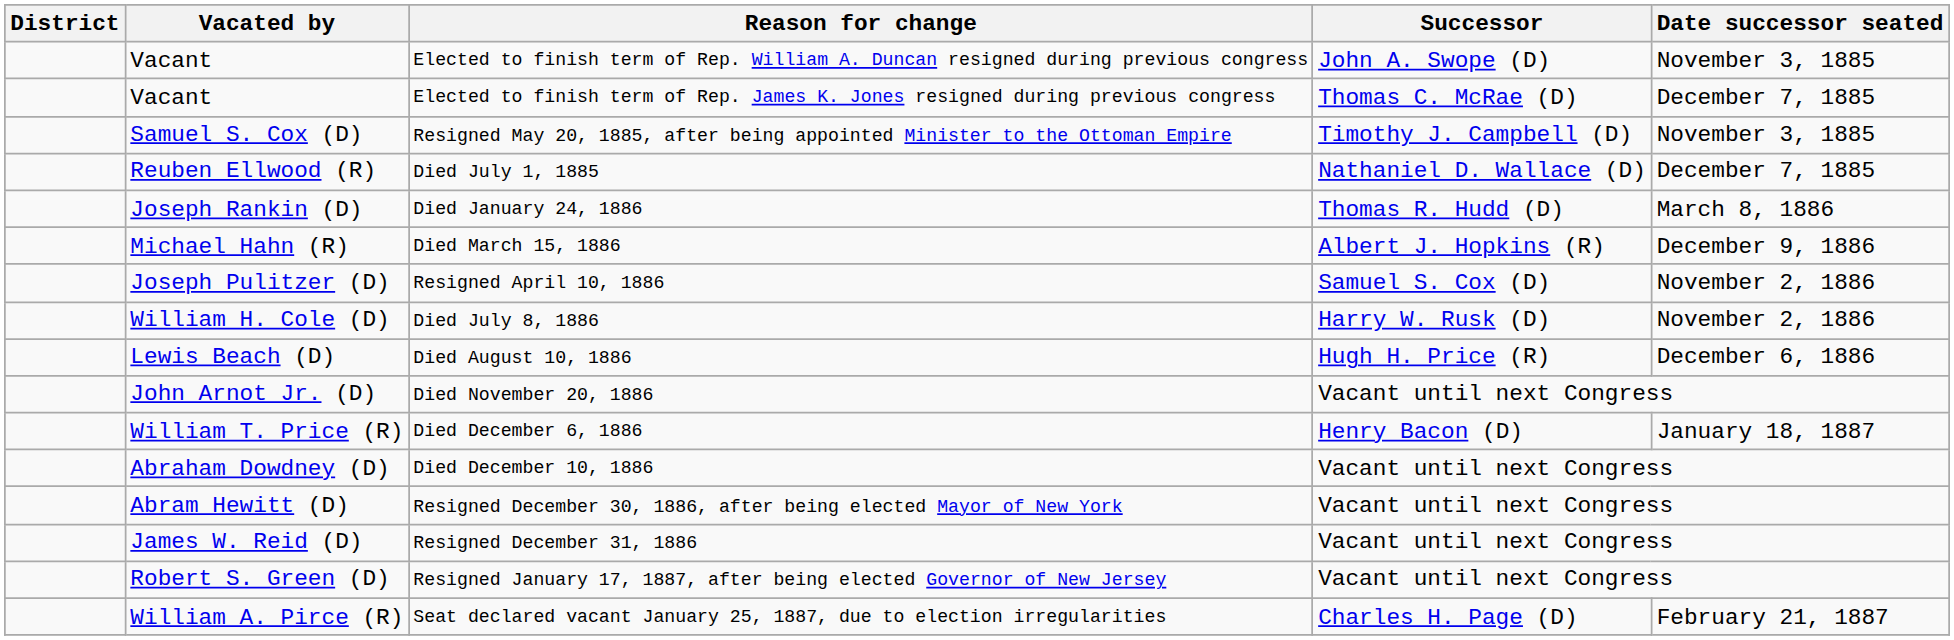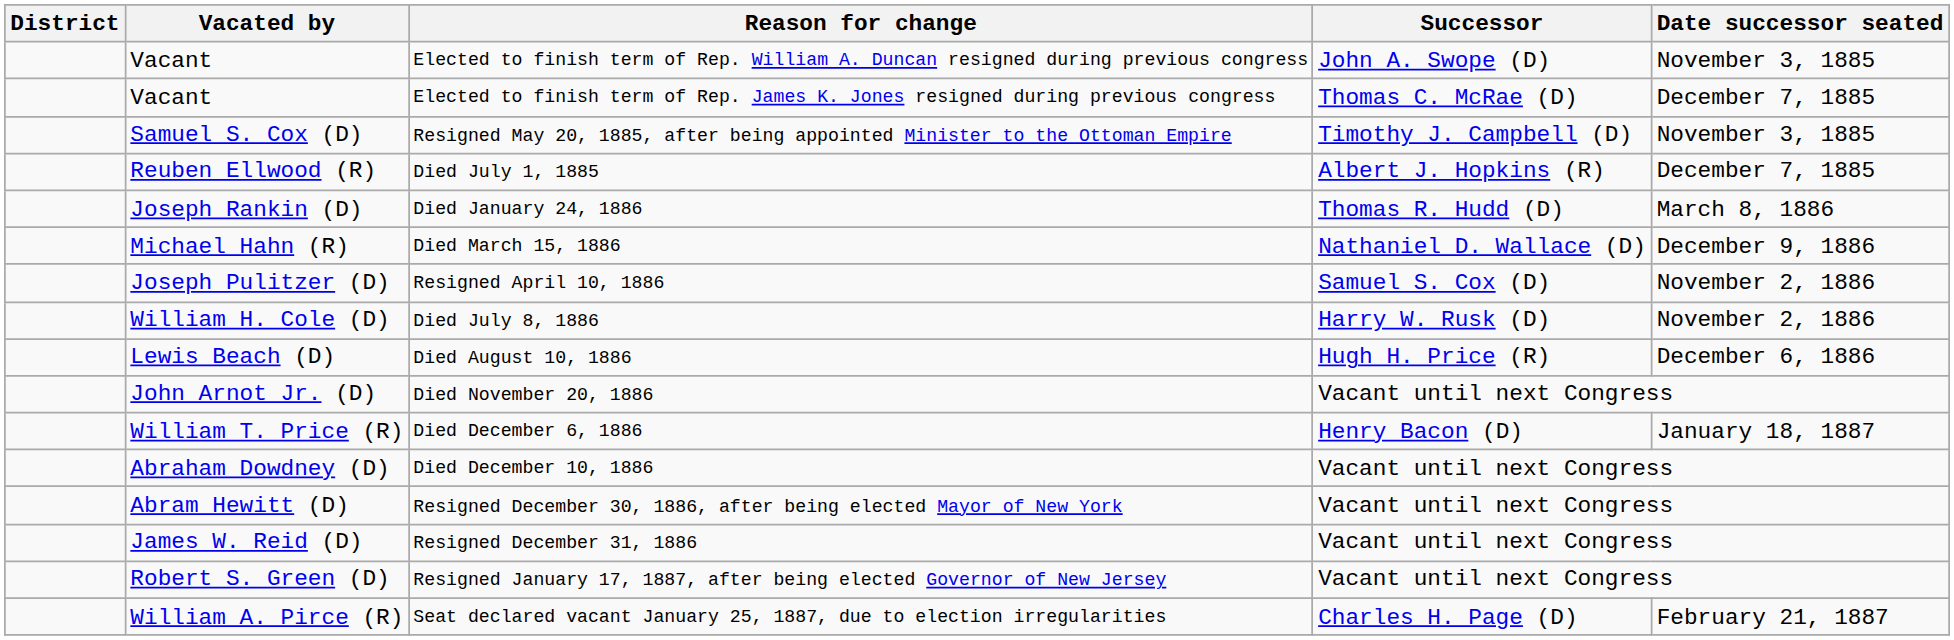(1482, 172) Nathaniel D. Wallace (D) -> (1462, 172) Albert J. Hopkins (R)
(1462, 246) Albert J. Hopkins (R) -> (1482, 246) Nathaniel D. Wallace (D)
